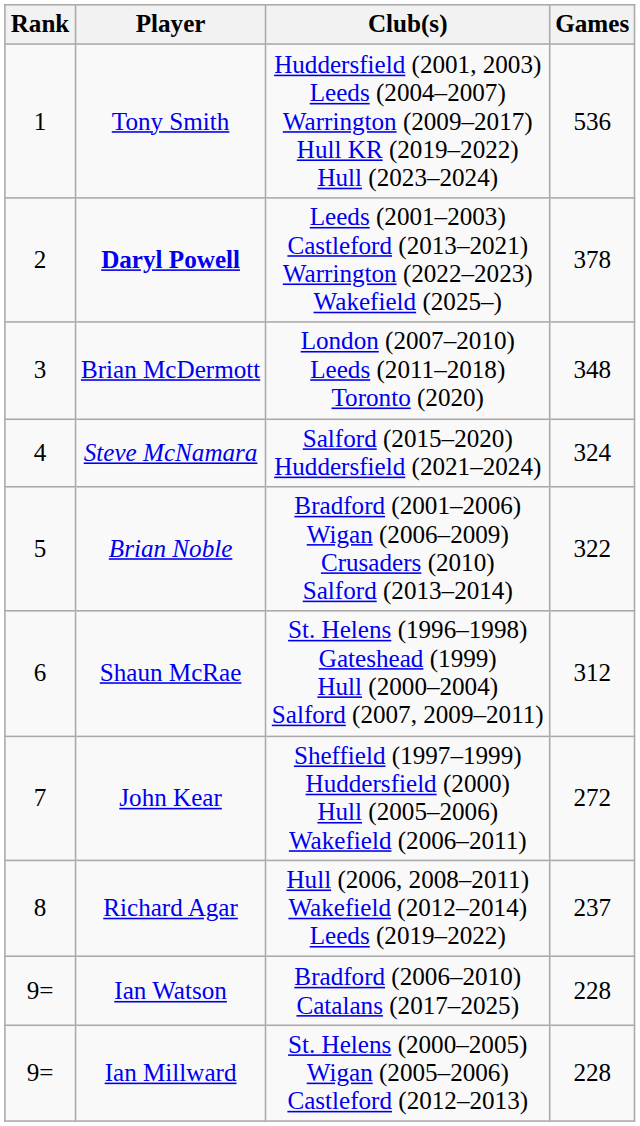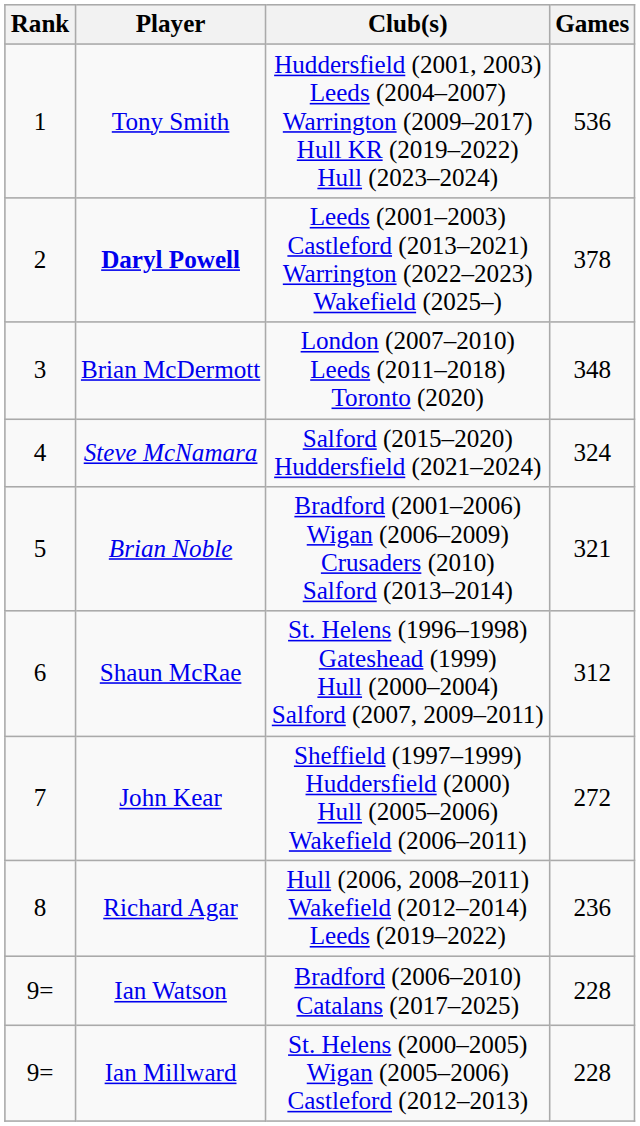(592, 548) 322 -> (592, 548) 321
(592, 908) 237 -> (592, 908) 236
